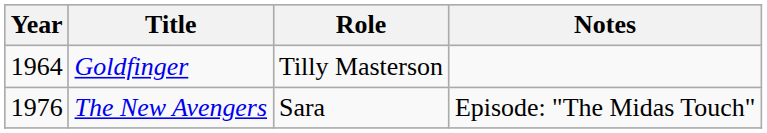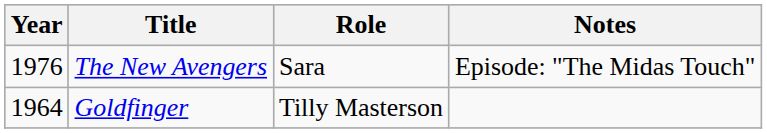rows swapped: (131, 66) <-> (171, 107)
